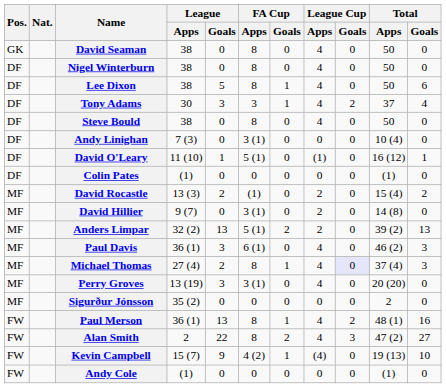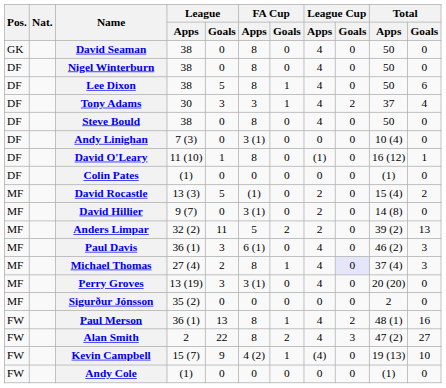(254, 157) 5 (1) -> (254, 157) 8
(222, 193) 2 -> (222, 193) 5
(222, 229) 13 -> (222, 229) 11
(254, 229) 5 (1) -> (254, 229) 5
